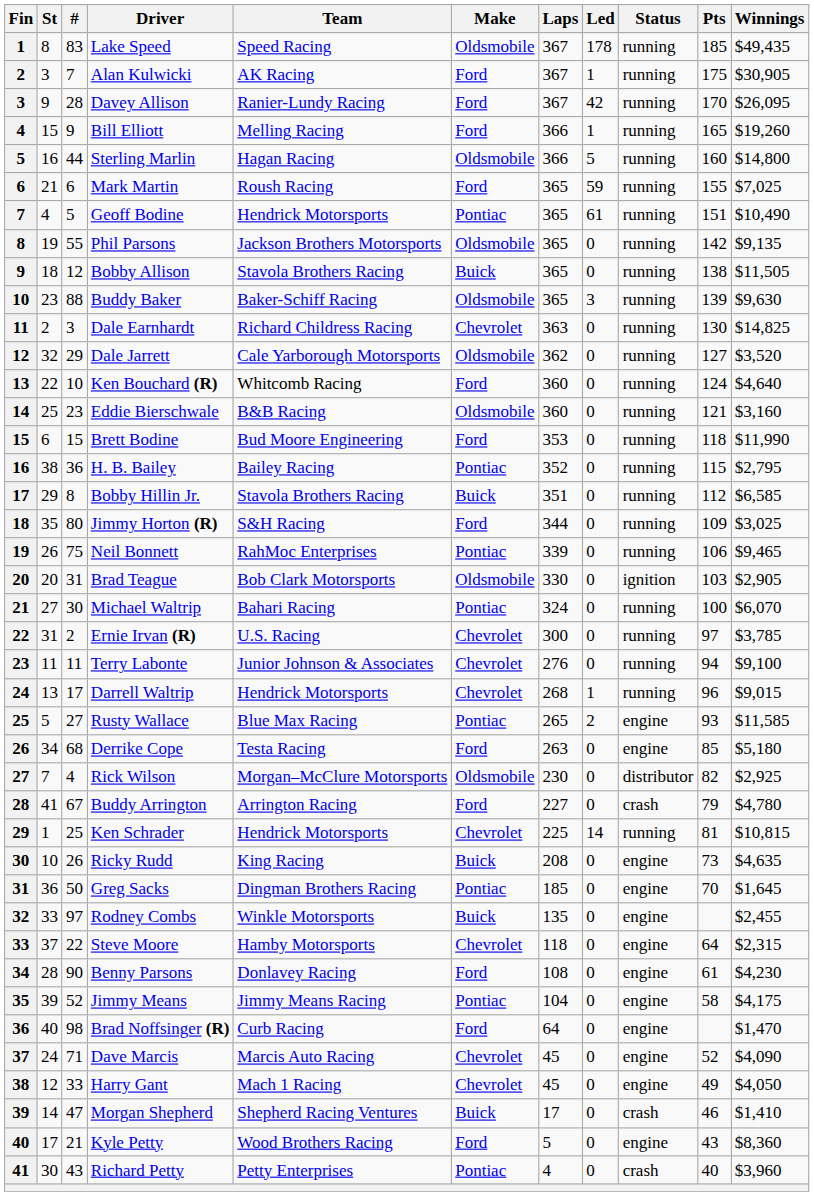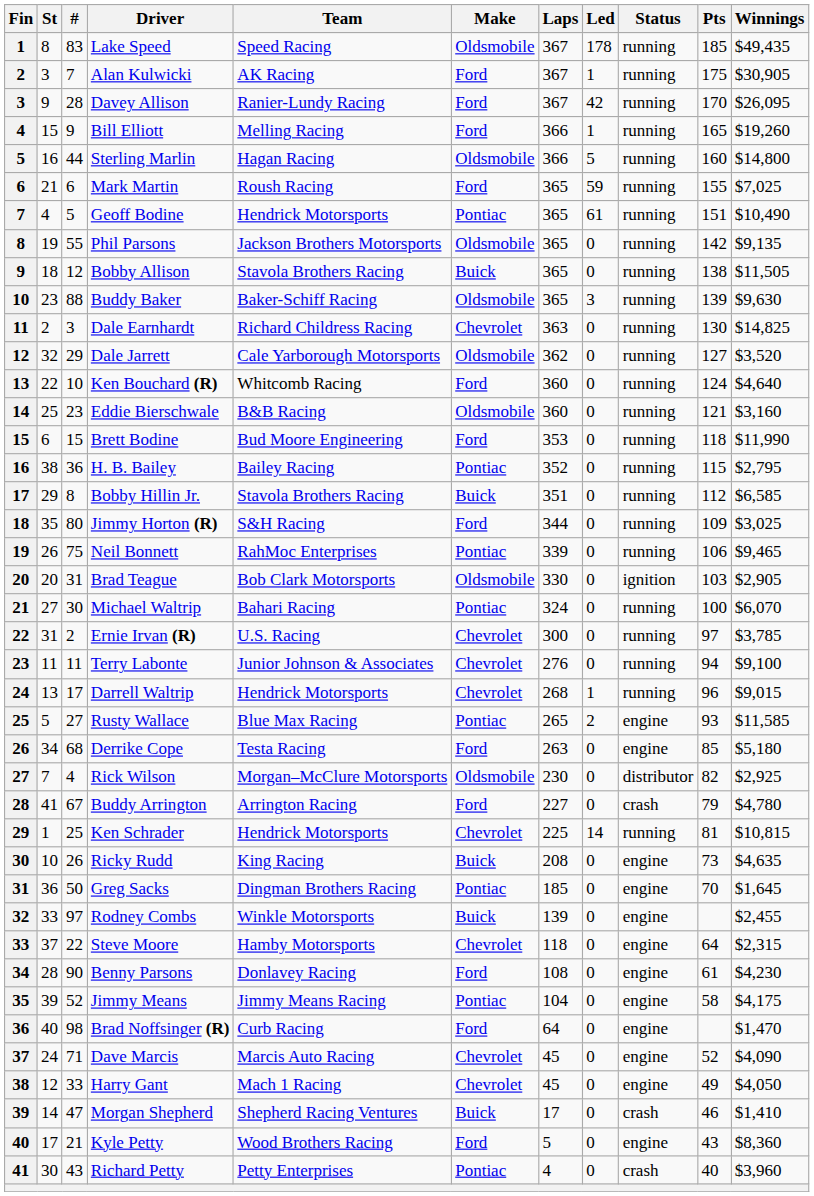(555, 916) 135 -> (555, 916) 139
